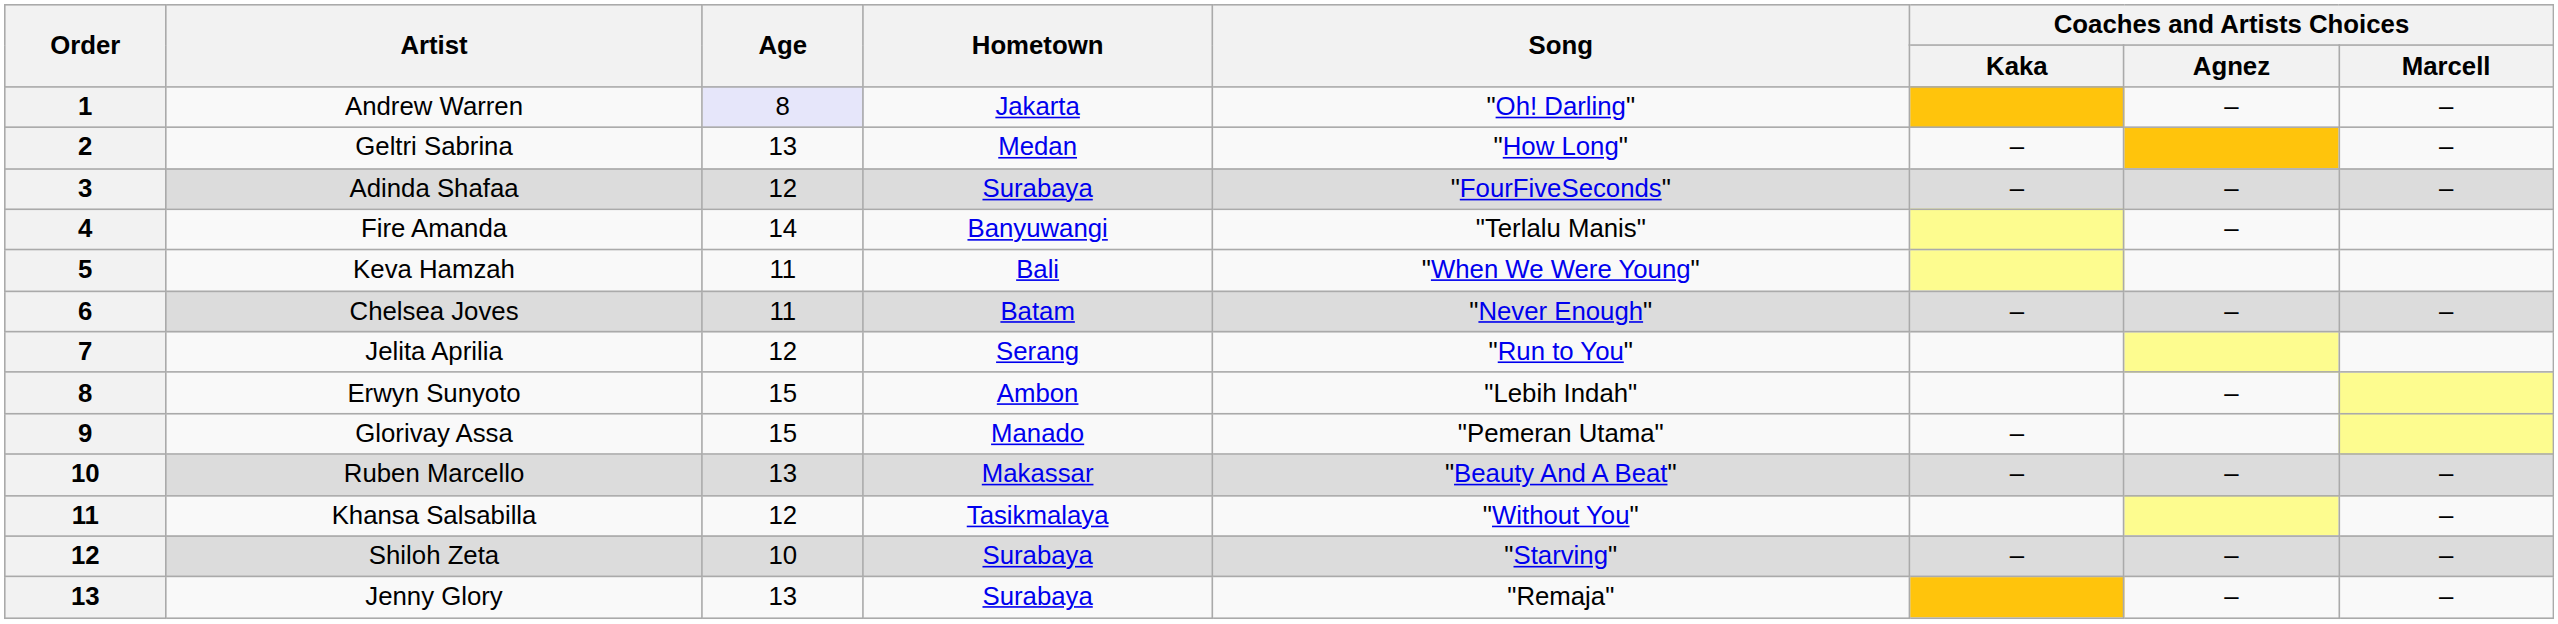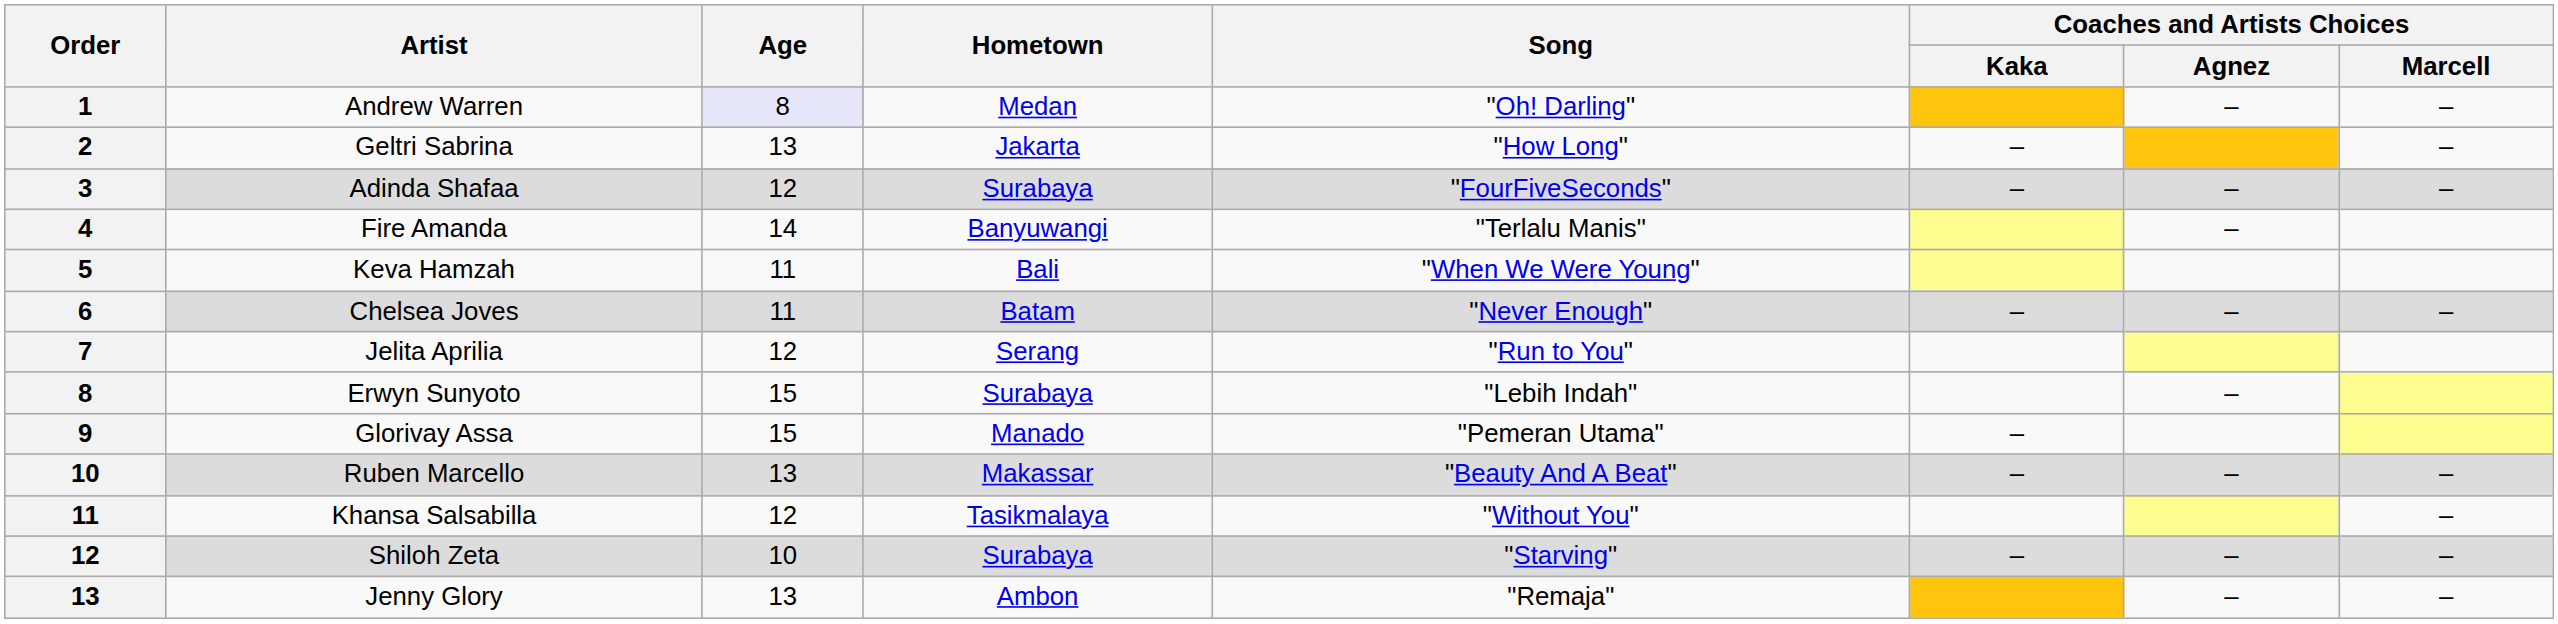(1038, 106) Jakarta -> (1038, 106) Medan
(1038, 147) Medan -> (1038, 147) Jakarta
(1038, 392) Ambon -> (1038, 392) Surabaya
(1038, 596) Surabaya -> (1038, 596) Ambon
